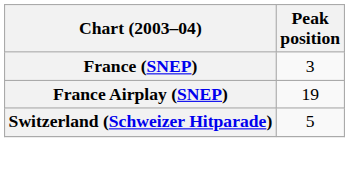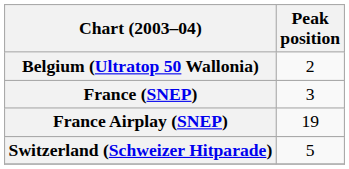+ row: (140, 66)
